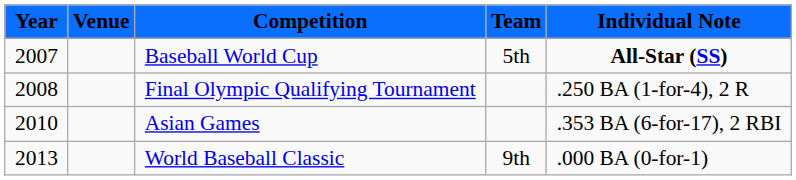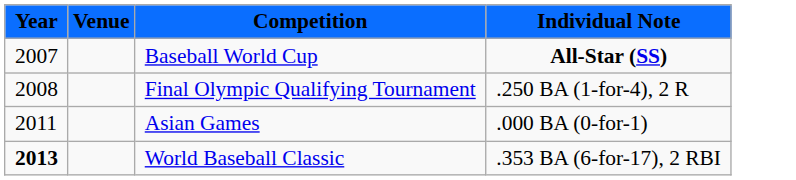- column: (516, 21)
(36, 123) 2010 -> (36, 123) 2011
(669, 123) .353 BA (6-for-17), 2 RBI -> (569, 123) .000 BA (0-for-1)
(36, 157) normal -> (36, 157) bold
(630, 157) .000 BA (0-for-1) -> (609, 157) .353 BA (6-for-17), 2 RBI
